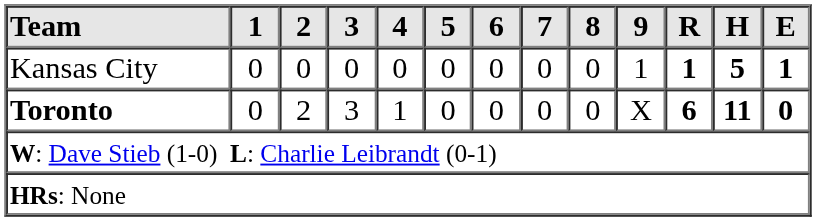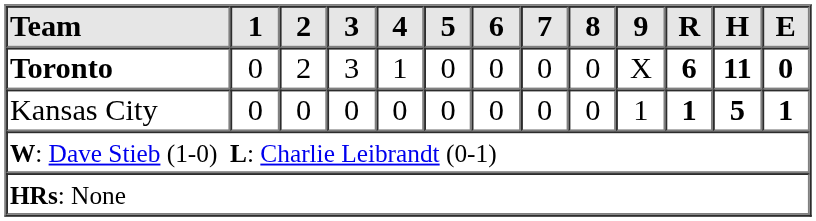rows swapped: (84, 68) <-> (61, 109)
